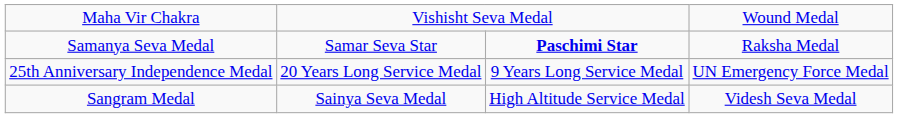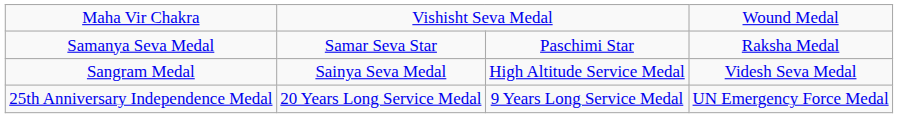(587, 44) bold -> (587, 44) normal
rows swapped: (141, 98) <-> (141, 71)
